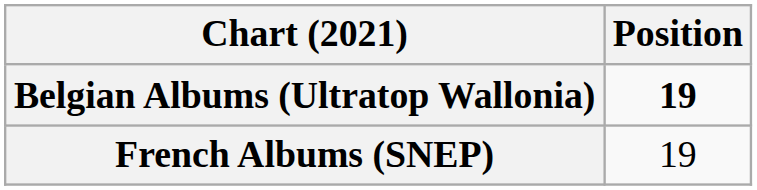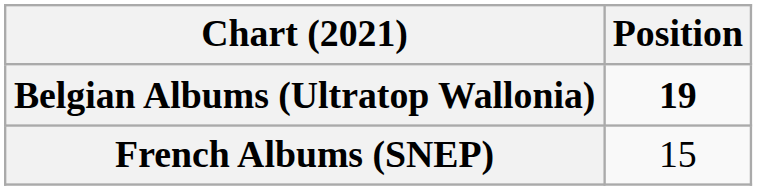(678, 154) 19 -> (678, 154) 15
